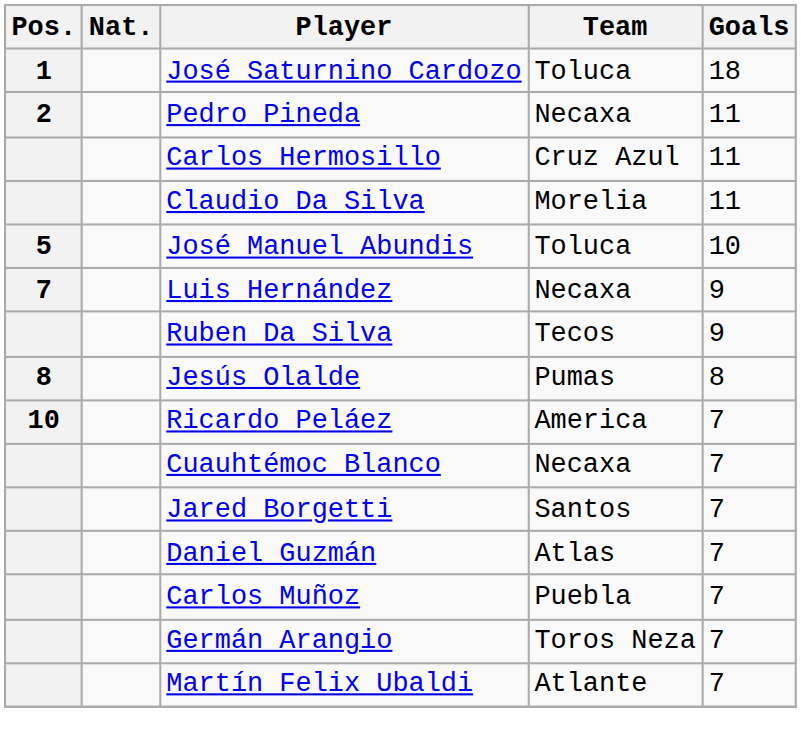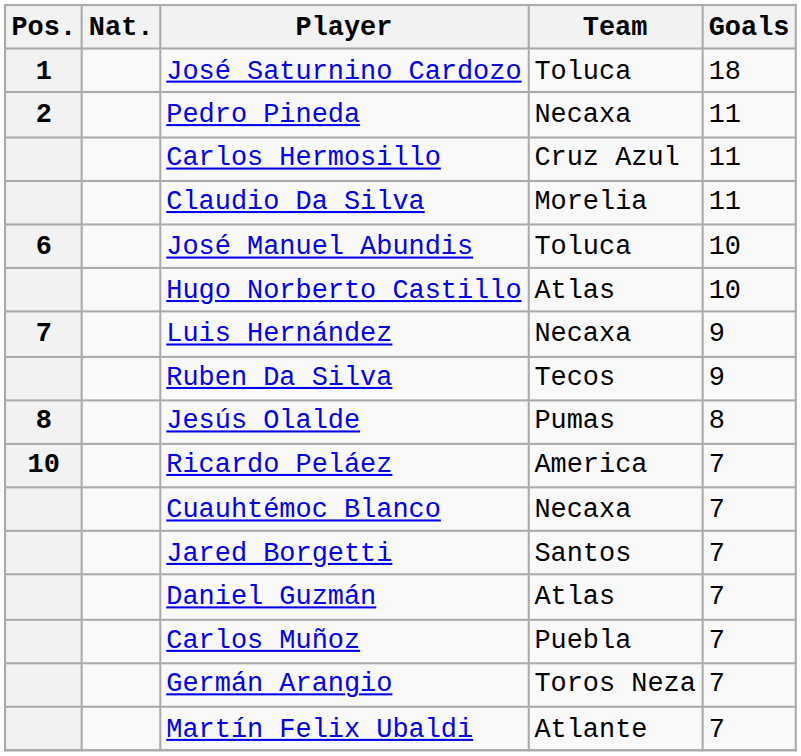(44, 246) 5 -> (44, 246) 6
+ row: (344, 290)
